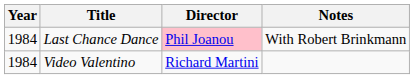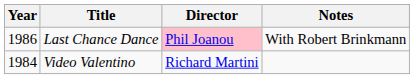(22, 39) 1984 -> (22, 39) 1986
